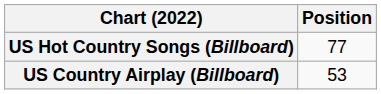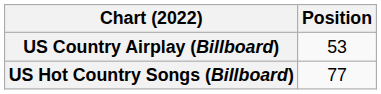rows swapped: (151, 74) <-> (151, 46)
